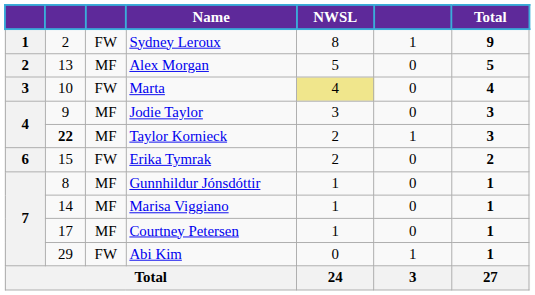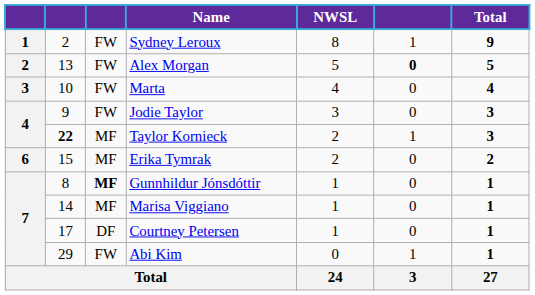(106, 65) MF -> (106, 65) FW
(413, 65) normal -> (413, 65) bold
(335, 88) khaki background -> (335, 88) no background
(106, 112) MF -> (106, 112) FW
(106, 159) FW -> (106, 159) MF
(106, 183) normal -> (106, 183) bold
(106, 230) MF -> (106, 230) DF
